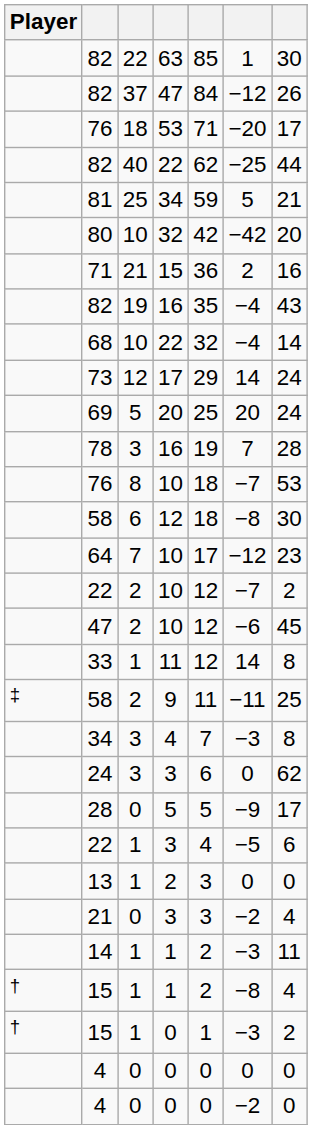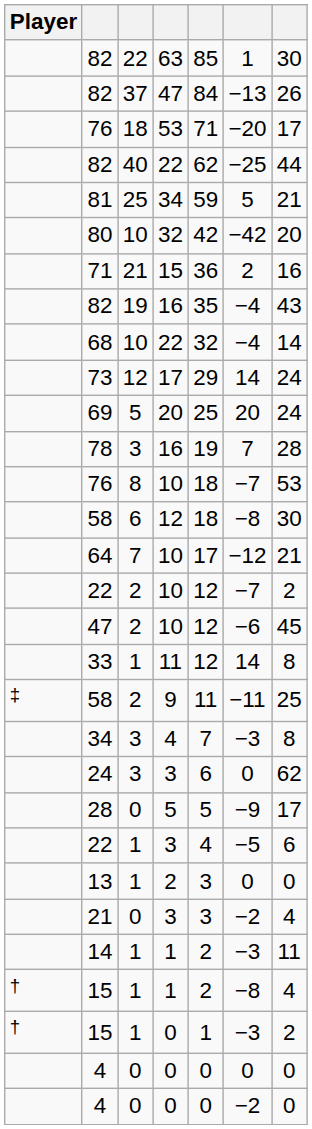(247, 93) −12 -> (247, 93) −13
(289, 555) 23 -> (289, 555) 21
